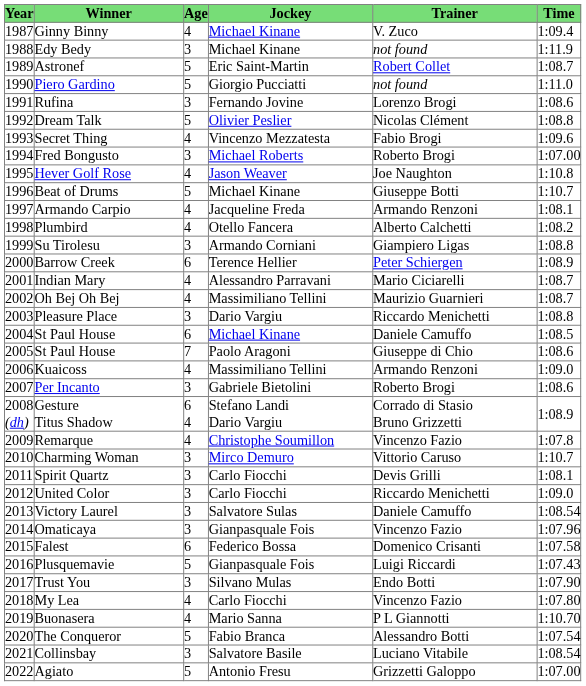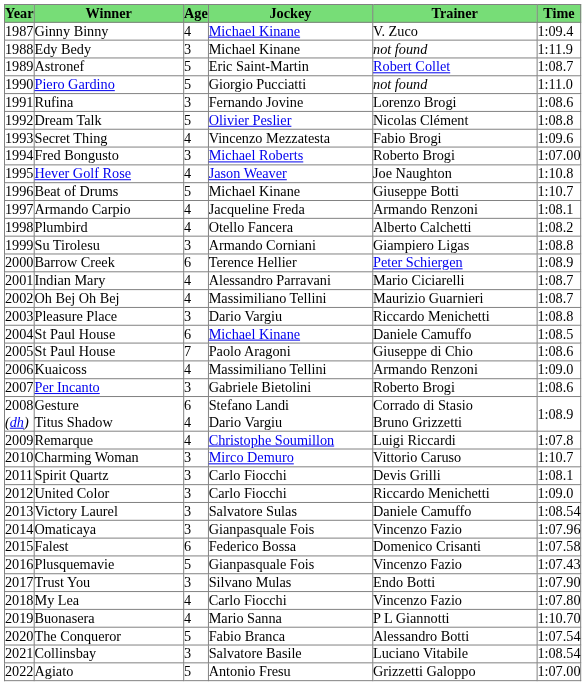(418, 440) Vincenzo Fazio -> (414, 440) Luigi Riccardi
(414, 564) Luigi Riccardi -> (418, 564) Vincenzo Fazio
